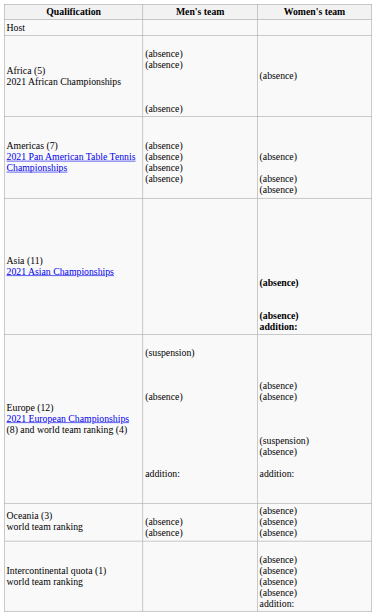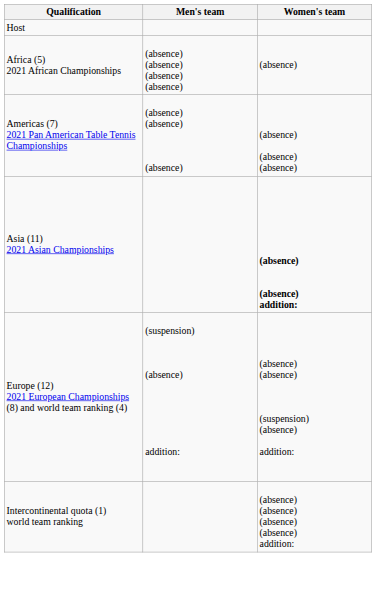(164, 81) (absence) (absence) (absence) -> (164, 70) (absence) (absence) (absence) (absence)
(164, 162) (absence) (absence) (absence) (absence) -> (164, 141) (absence) (absence) (absence)
- row: (45, 522)
